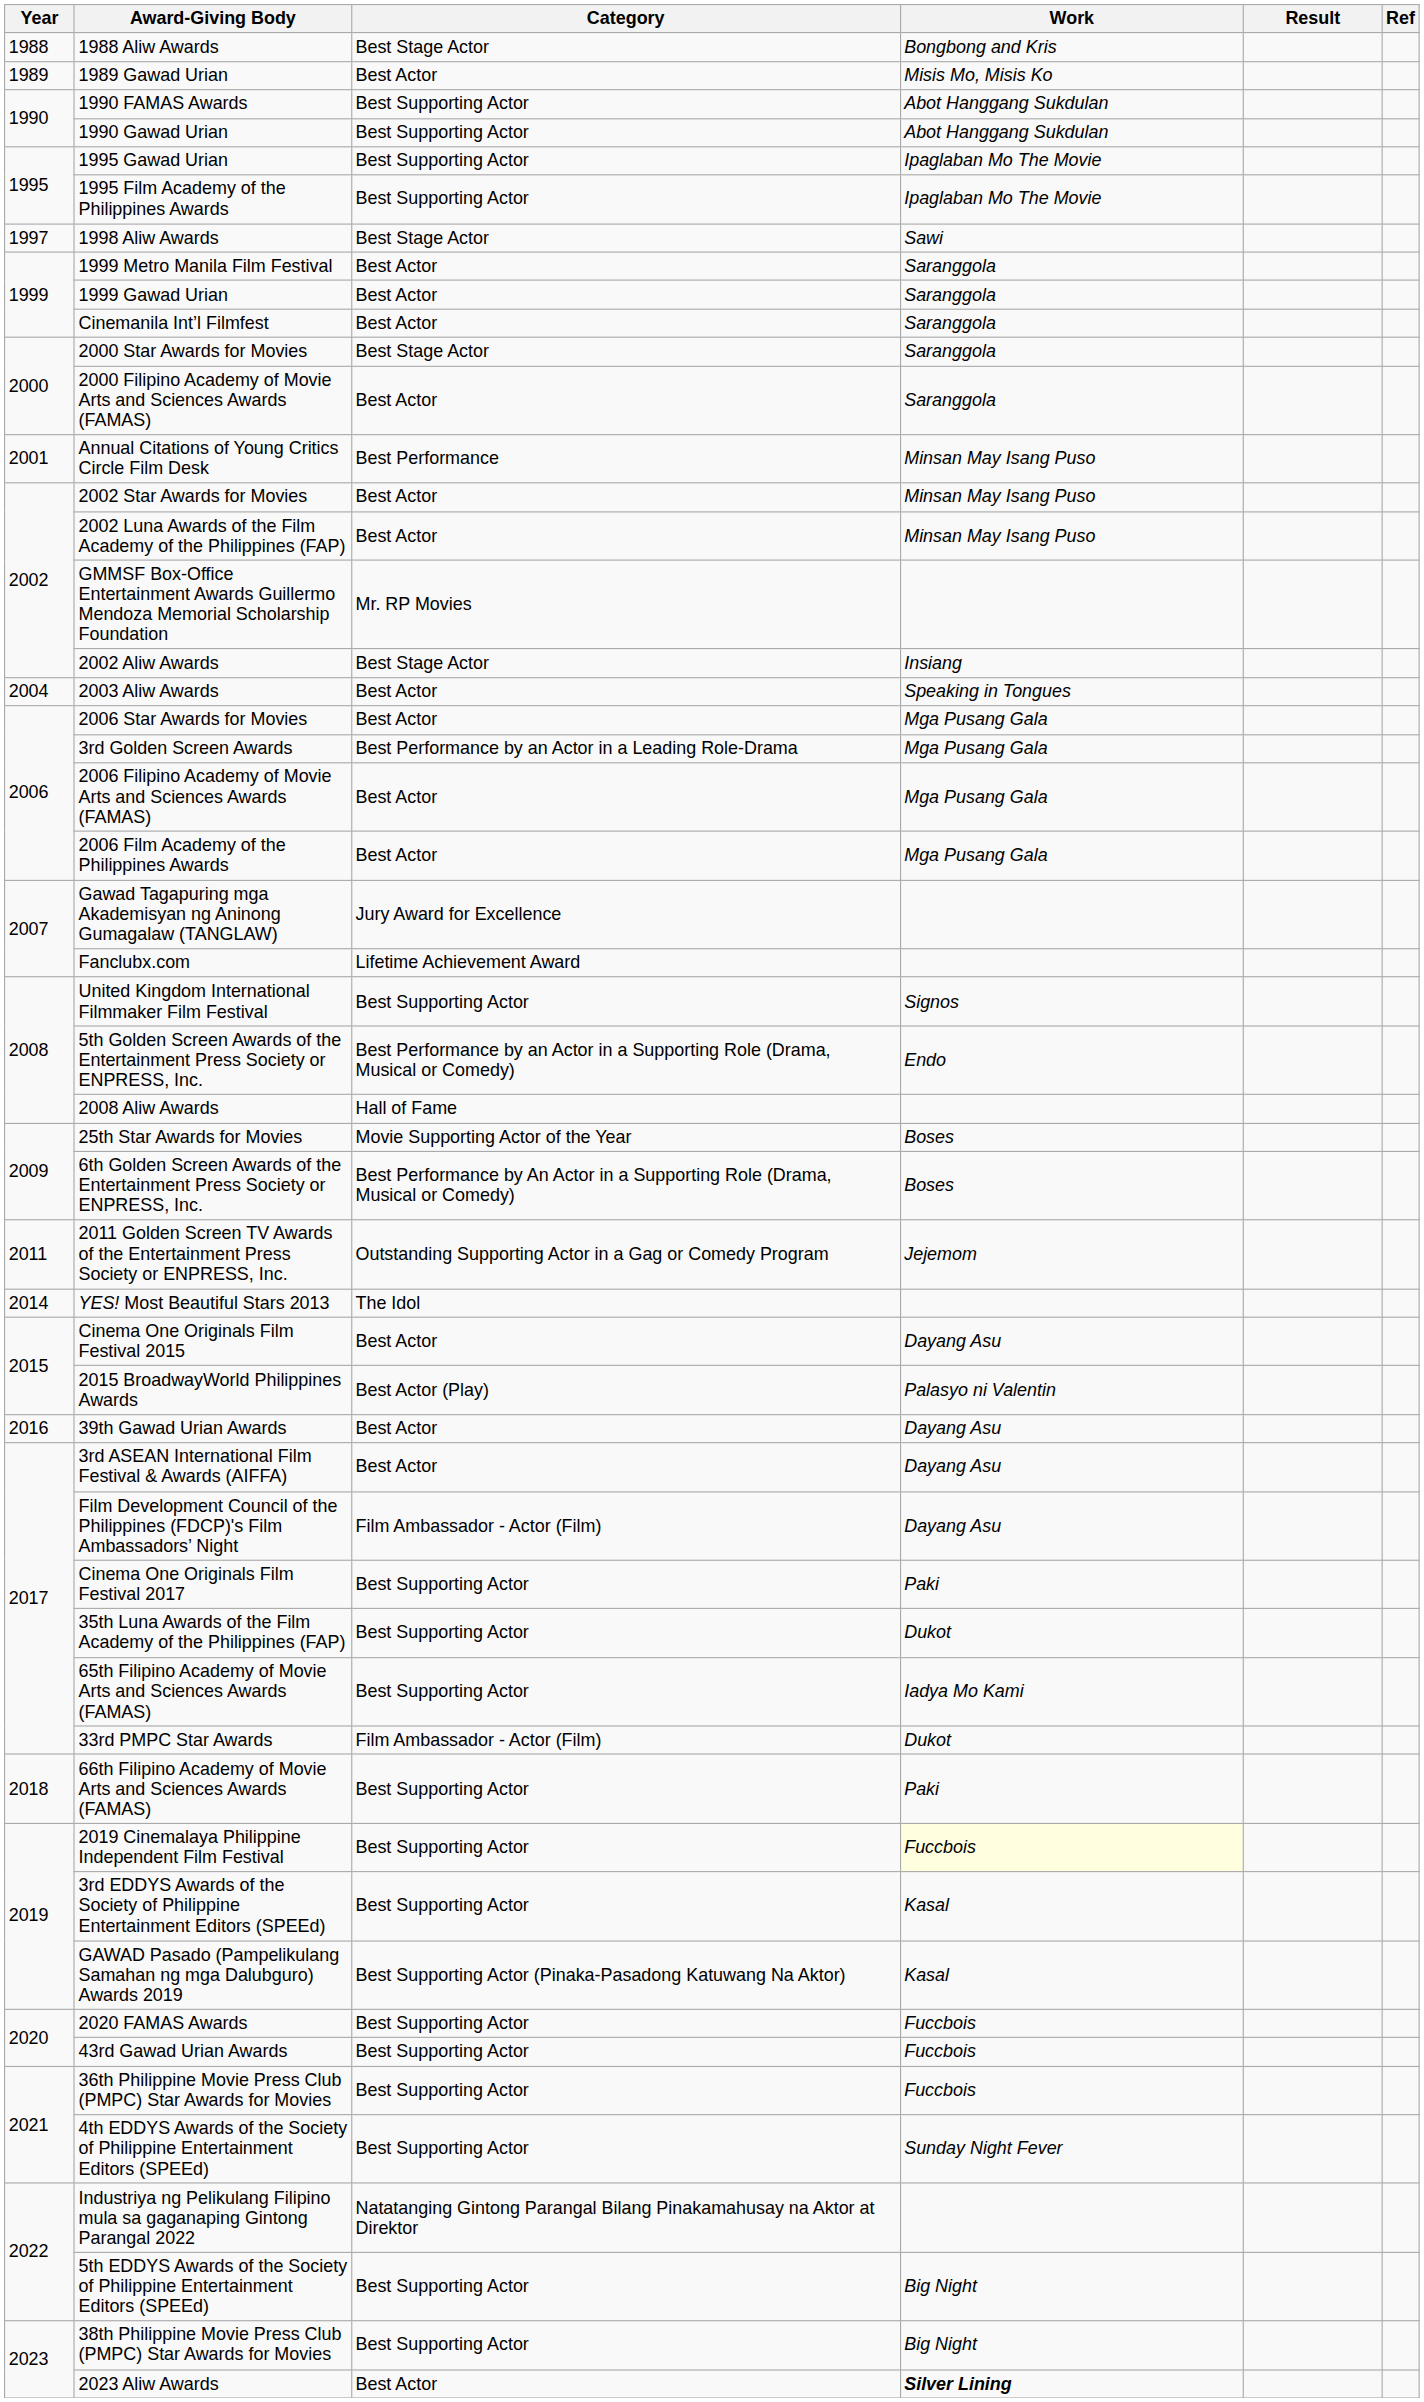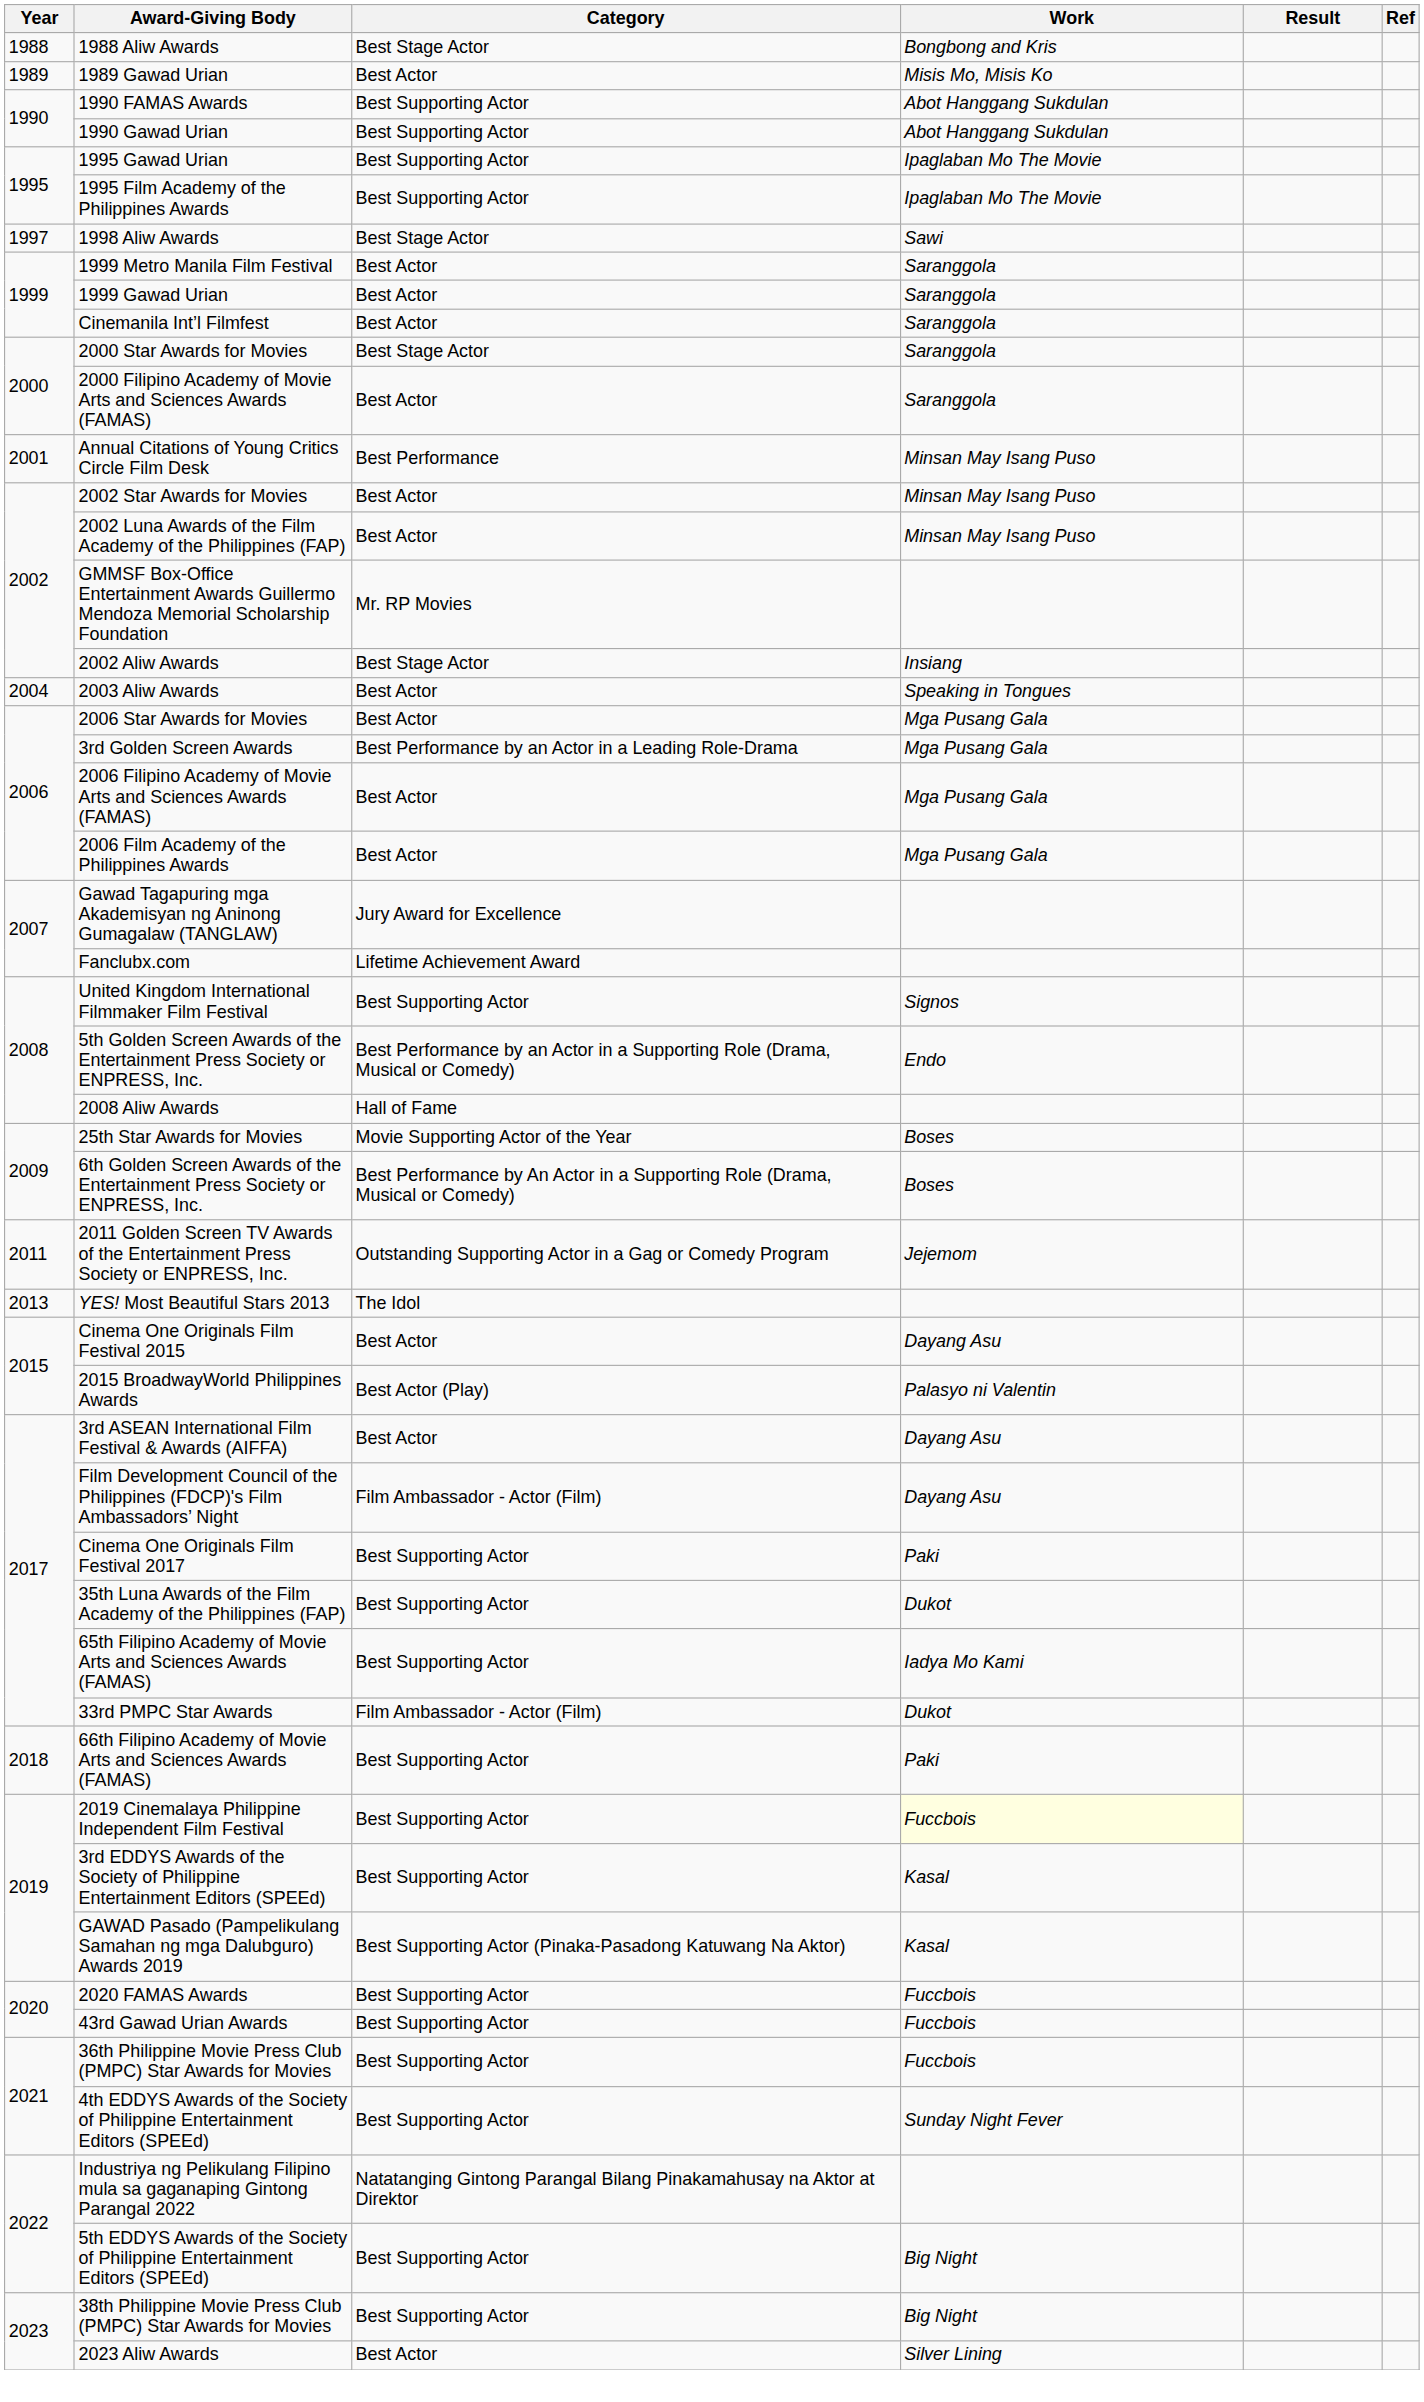(29, 1302) 2014 -> (29, 1302) 2013
- row: (182, 1428)
(958, 2383) bold -> (953, 2355) normal
